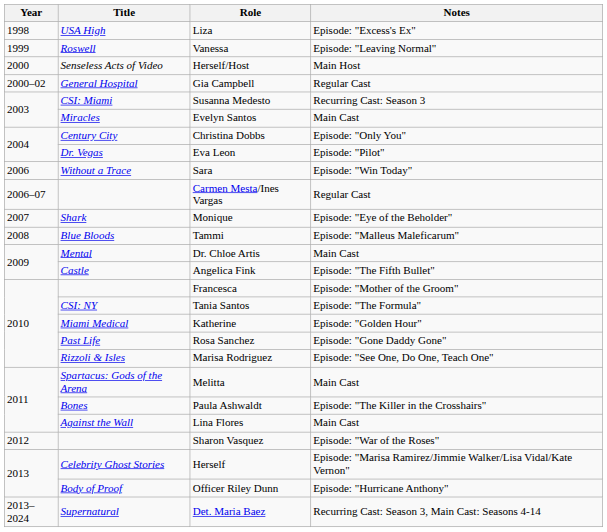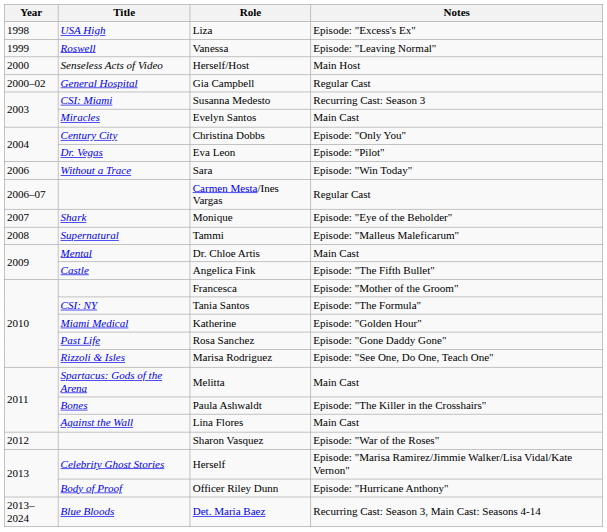(87, 235) Blue Bloods -> (90, 235) Supernatural
(90, 511) Supernatural -> (87, 511) Blue Bloods
